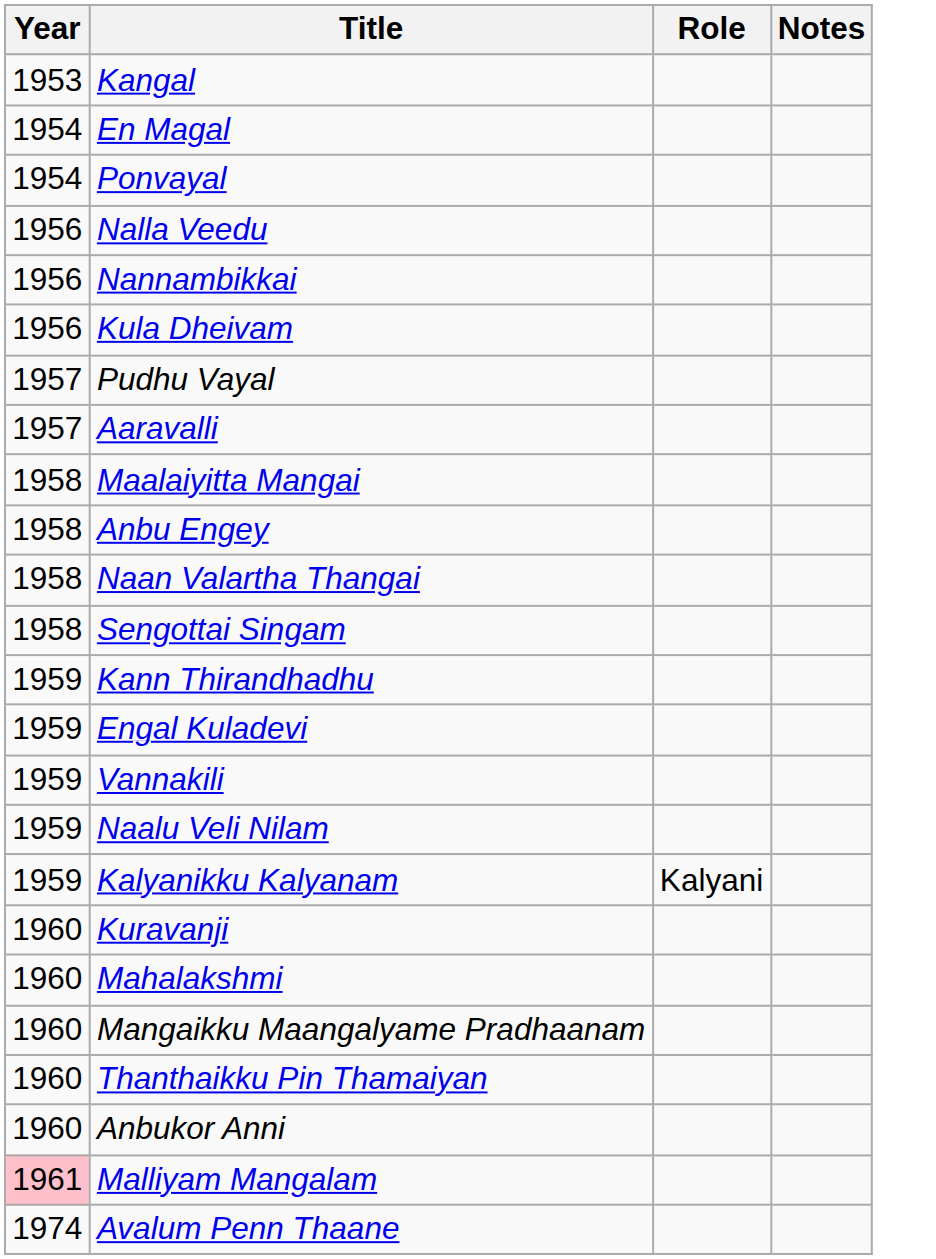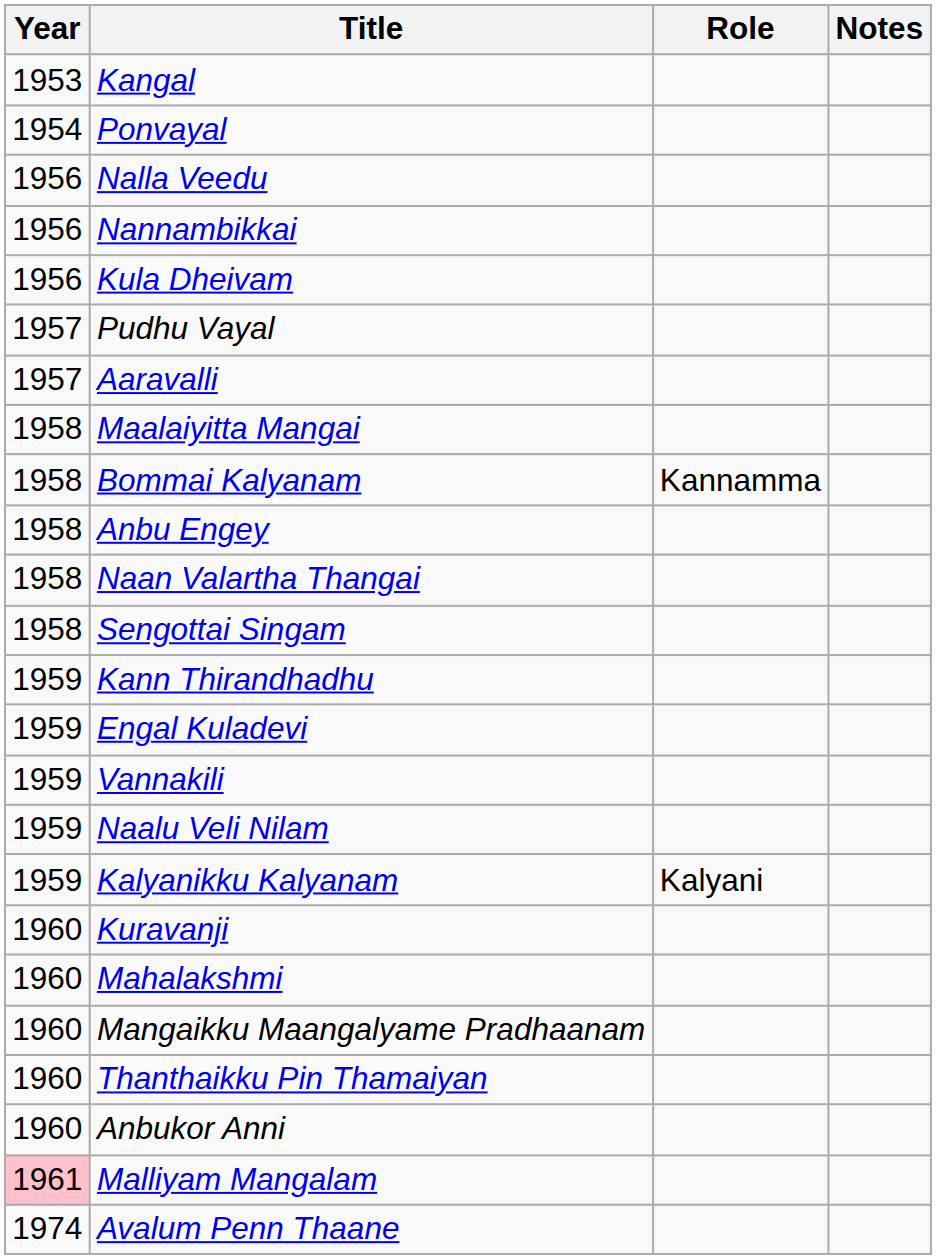- row: (163, 129)
+ row: (229, 479)
